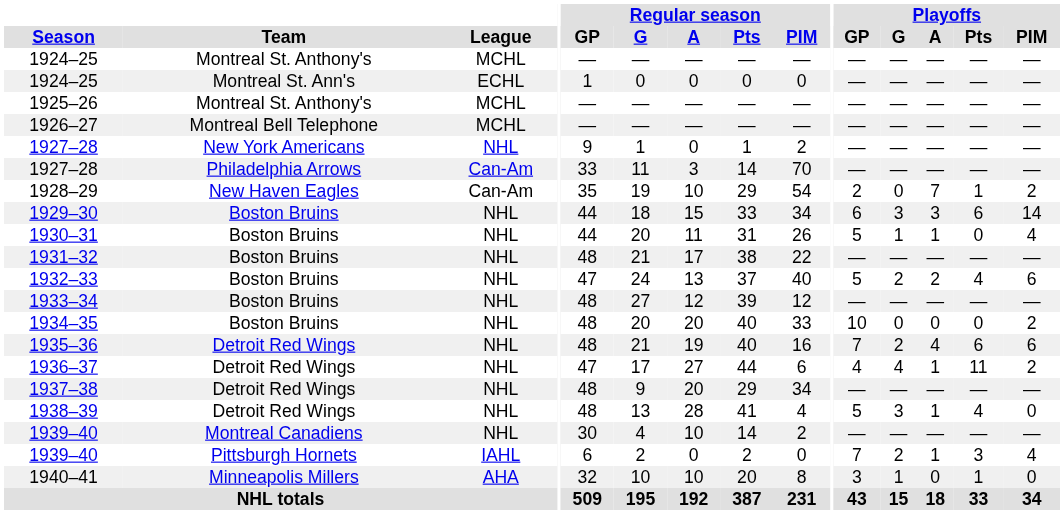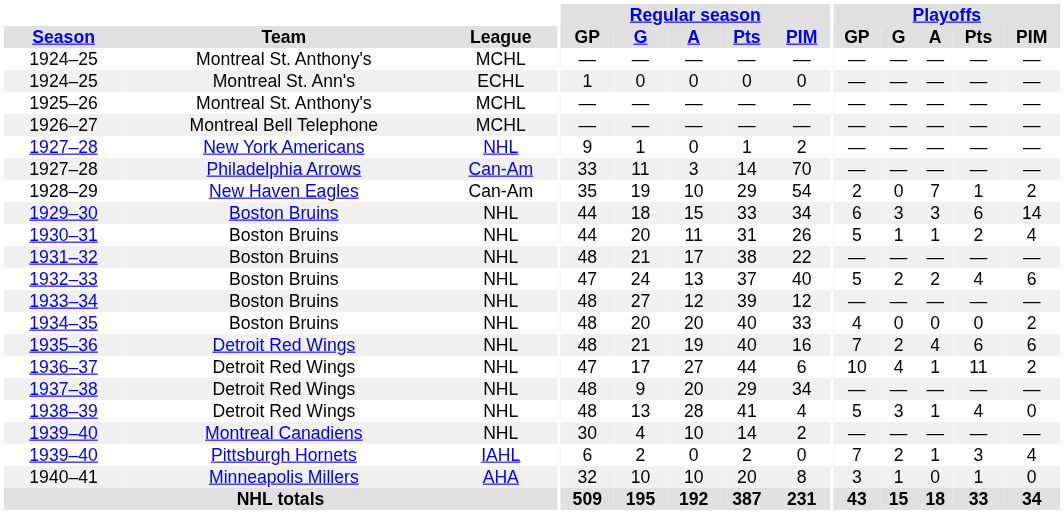(978, 234) 0 -> (978, 234) 2
(857, 322) 10 -> (857, 322) 4
(857, 366) 4 -> (857, 366) 10
